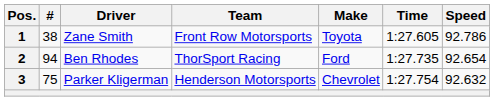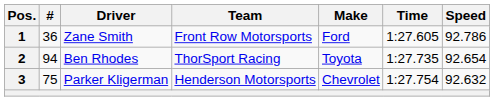(50, 37) 38 -> (50, 37) 36
(342, 37) Toyota -> (336, 37) Ford
(336, 58) Ford -> (342, 58) Toyota
